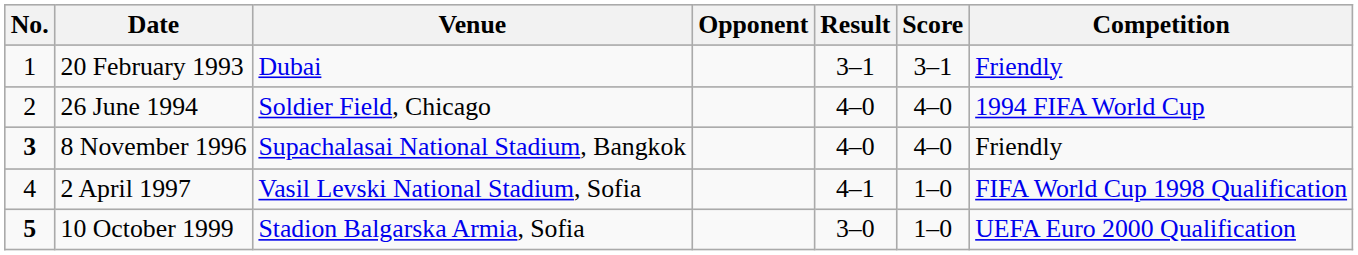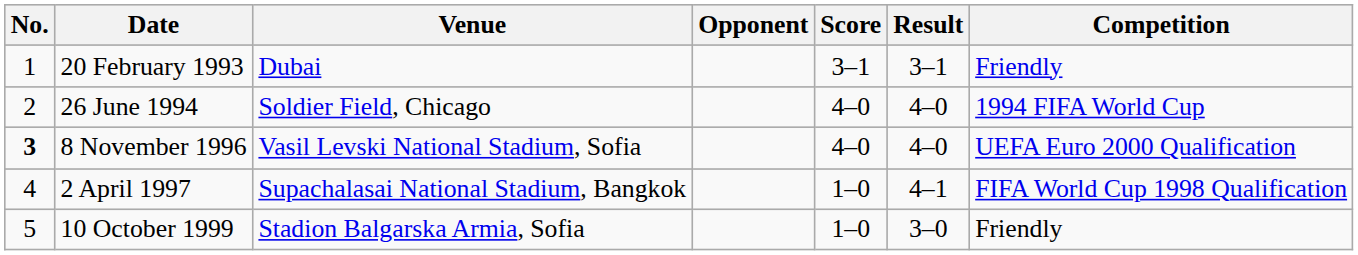columns swapped: (933, 24) <-> (855, 24)
(472, 147) Supachalasai National Stadium, Bangkok -> (450, 147) Vasil Levski National Stadium, Sofia
(1019, 147) Friendly -> (1136, 147) UEFA Euro 2000 Qualification
(450, 188) Vasil Levski National Stadium, Sofia -> (472, 188) Supachalasai National Stadium, Bangkok
(30, 229) bold -> (30, 229) normal
(1136, 229) UEFA Euro 2000 Qualification -> (1019, 229) Friendly
